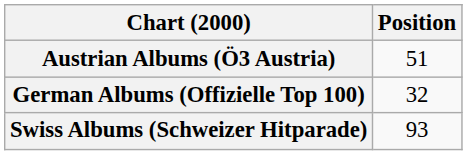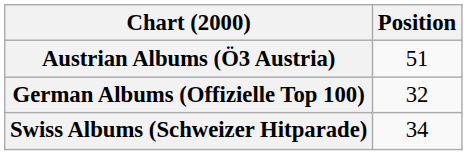(417, 130) 93 -> (417, 130) 34
